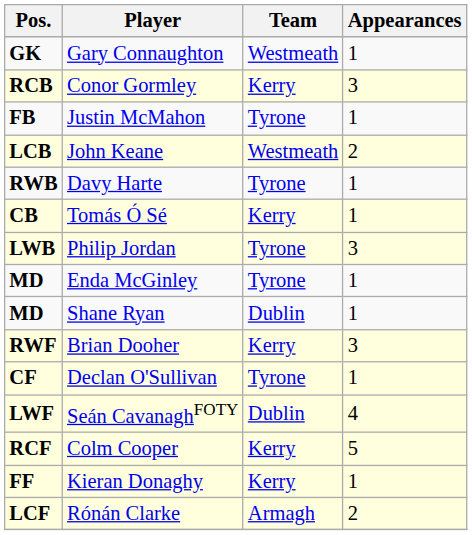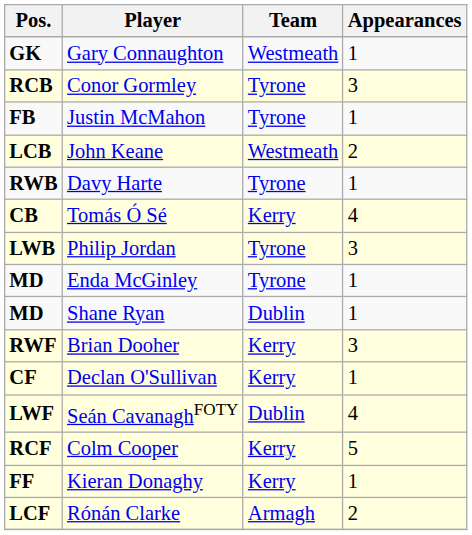(272, 85) Kerry -> (277, 85) Tyrone
(353, 215) 1 -> (353, 215) 4
(277, 378) Tyrone -> (272, 378) Kerry
